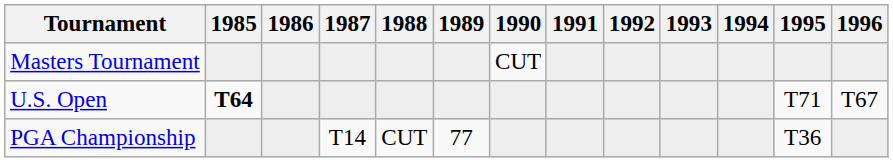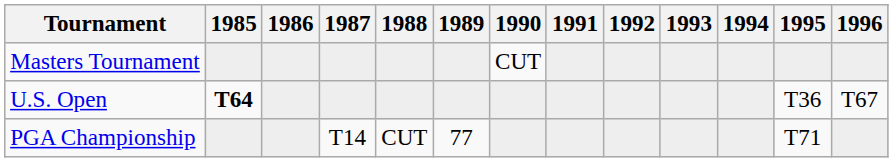(803, 99) T71 -> (803, 99) T36
(803, 138) T36 -> (803, 138) T71
